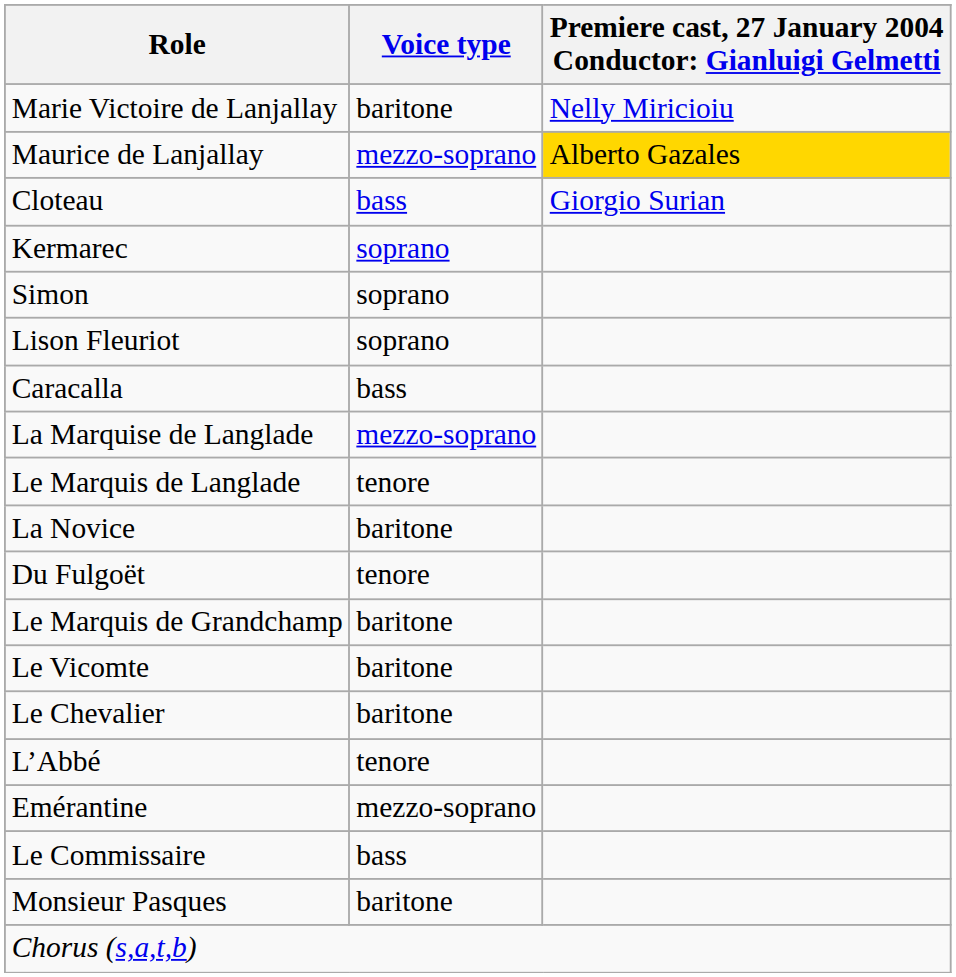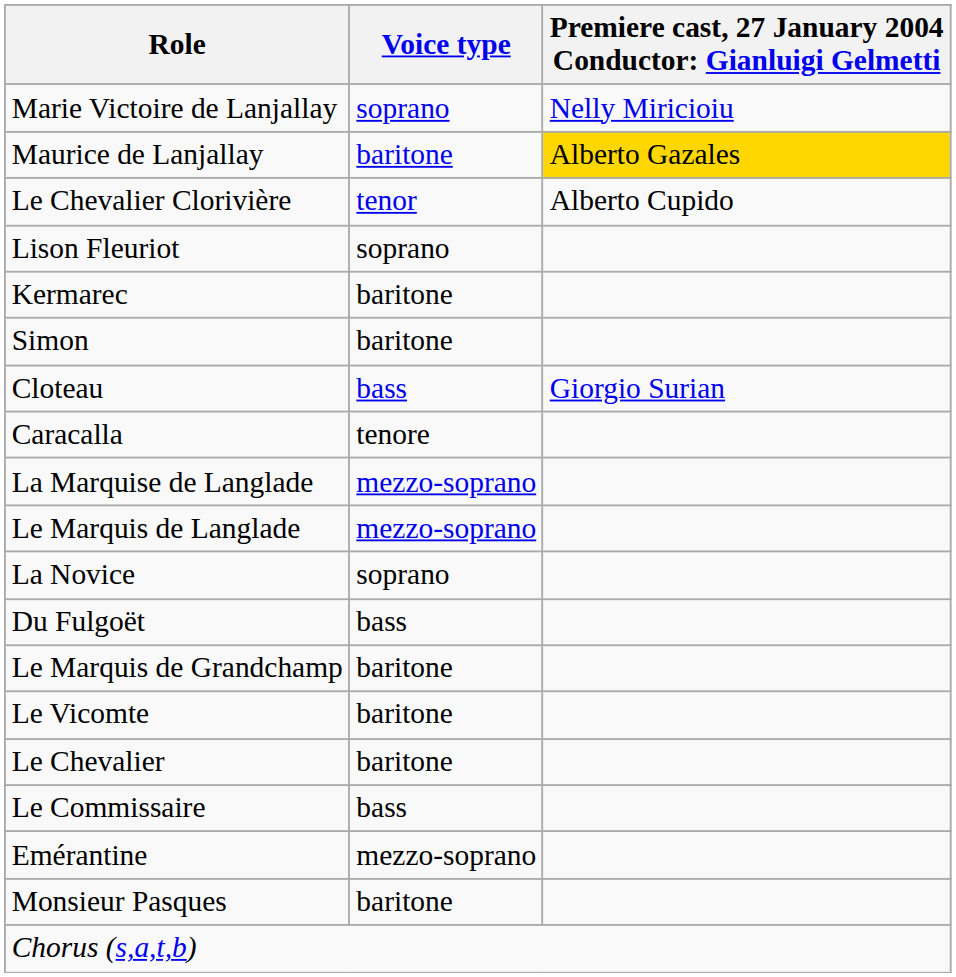(405, 107) baritone -> (403, 107) soprano
(446, 154) mezzo-soprano -> (405, 154) baritone
+ row: (151, 201)
rows swapped: (57, 201) <-> (96, 341)
(403, 247) soprano -> (405, 294) baritone
(403, 294) soprano -> (405, 341) baritone
(382, 387) bass -> (393, 434) tenore
(393, 481) tenore -> (446, 527) mezzo-soprano
(405, 527) baritone -> (403, 574) soprano
(393, 574) tenore -> (382, 621) bass
- row: (56, 761)
rows swapped: (109, 854) <-> (80, 808)
